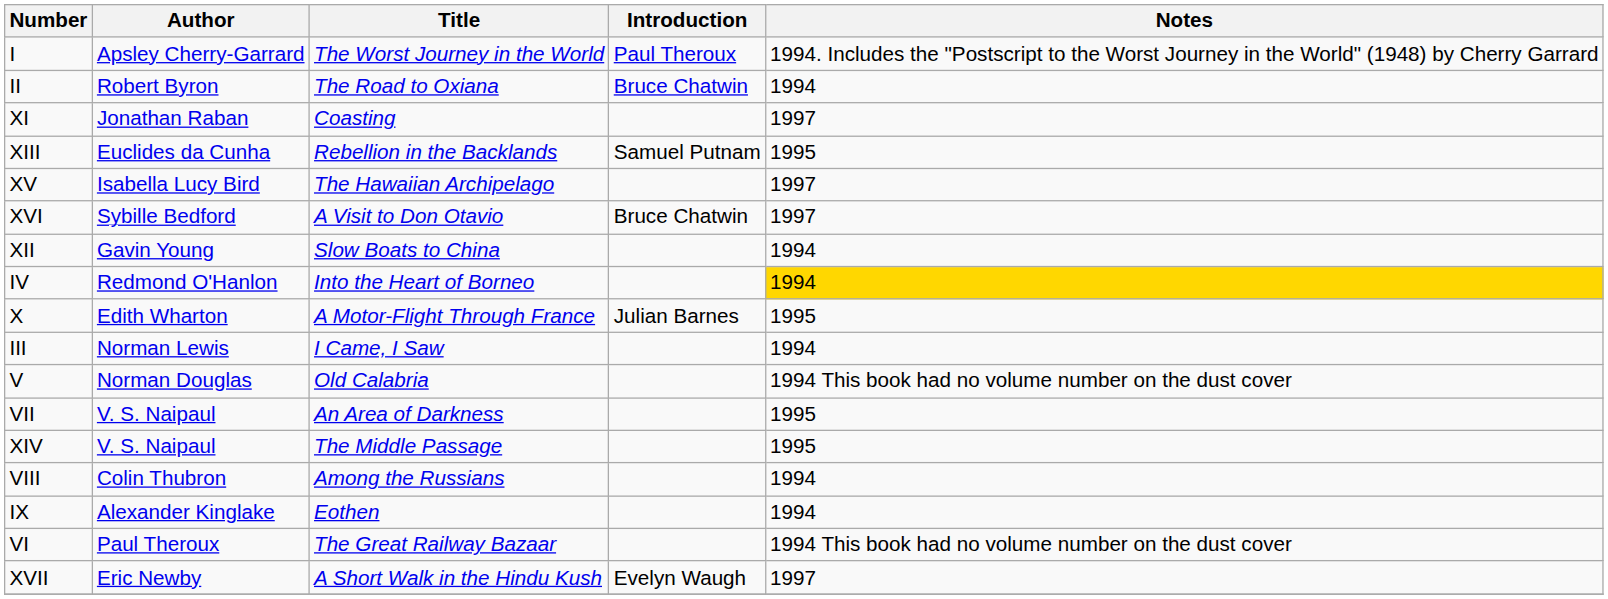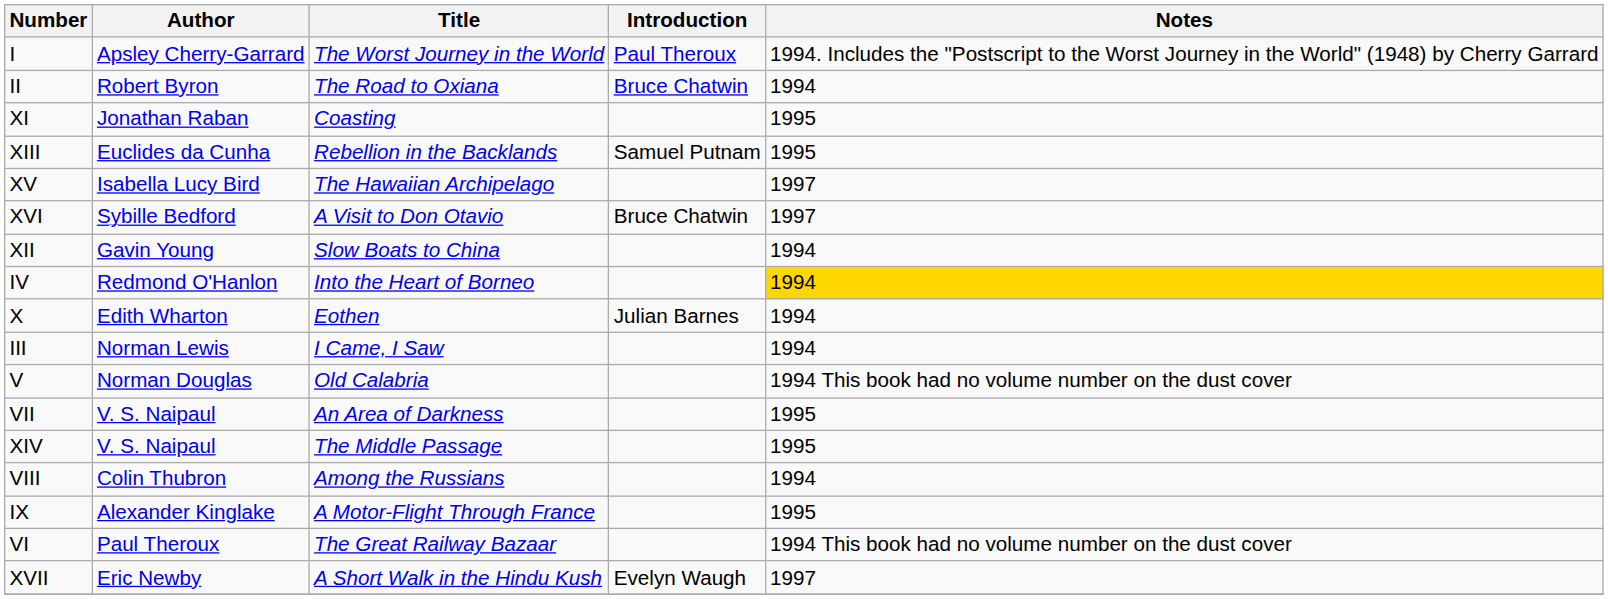(793, 119) 1997 -> (793, 119) 1995
(455, 315) A Motor-Flight Through France -> (347, 315) Eothen
(793, 315) 1995 -> (793, 315) 1994
(347, 511) Eothen -> (455, 511) A Motor-Flight Through France
(793, 511) 1994 -> (793, 511) 1995
